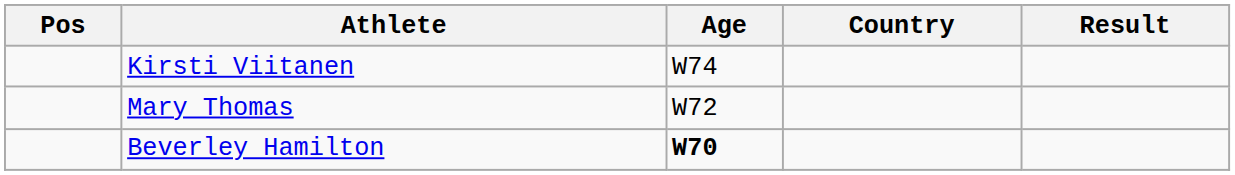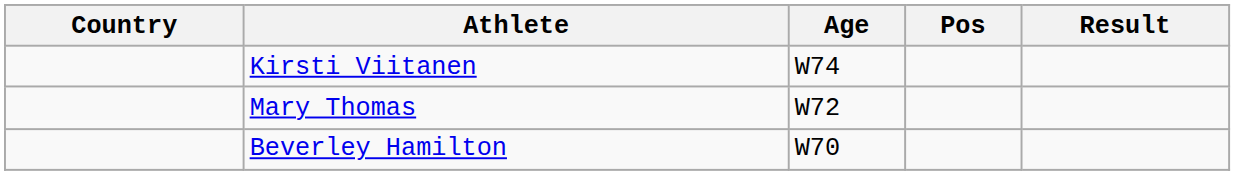columns swapped: (63, 26) <-> (902, 26)
(695, 149) bold -> (817, 149) normal
